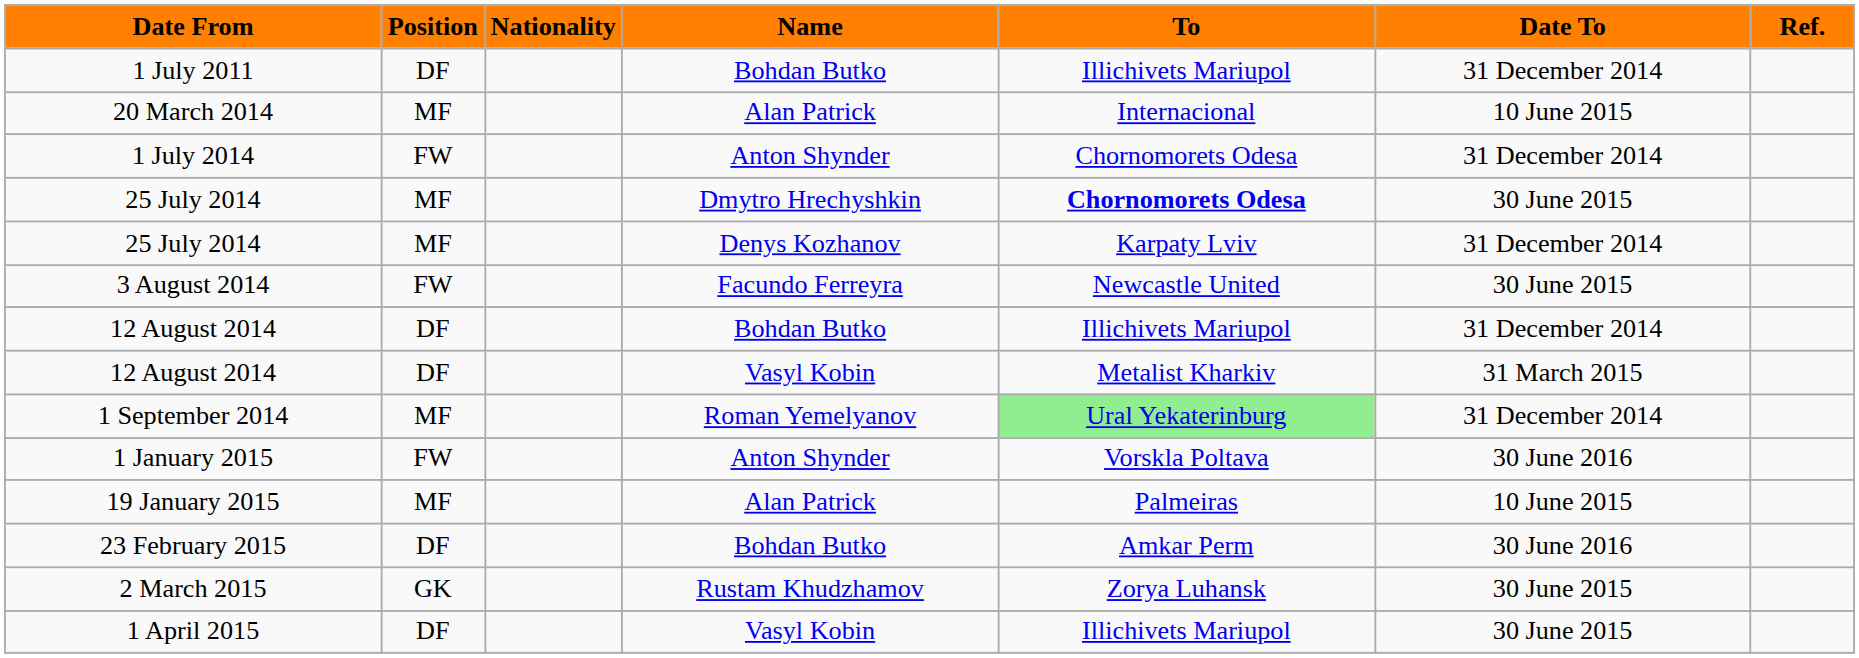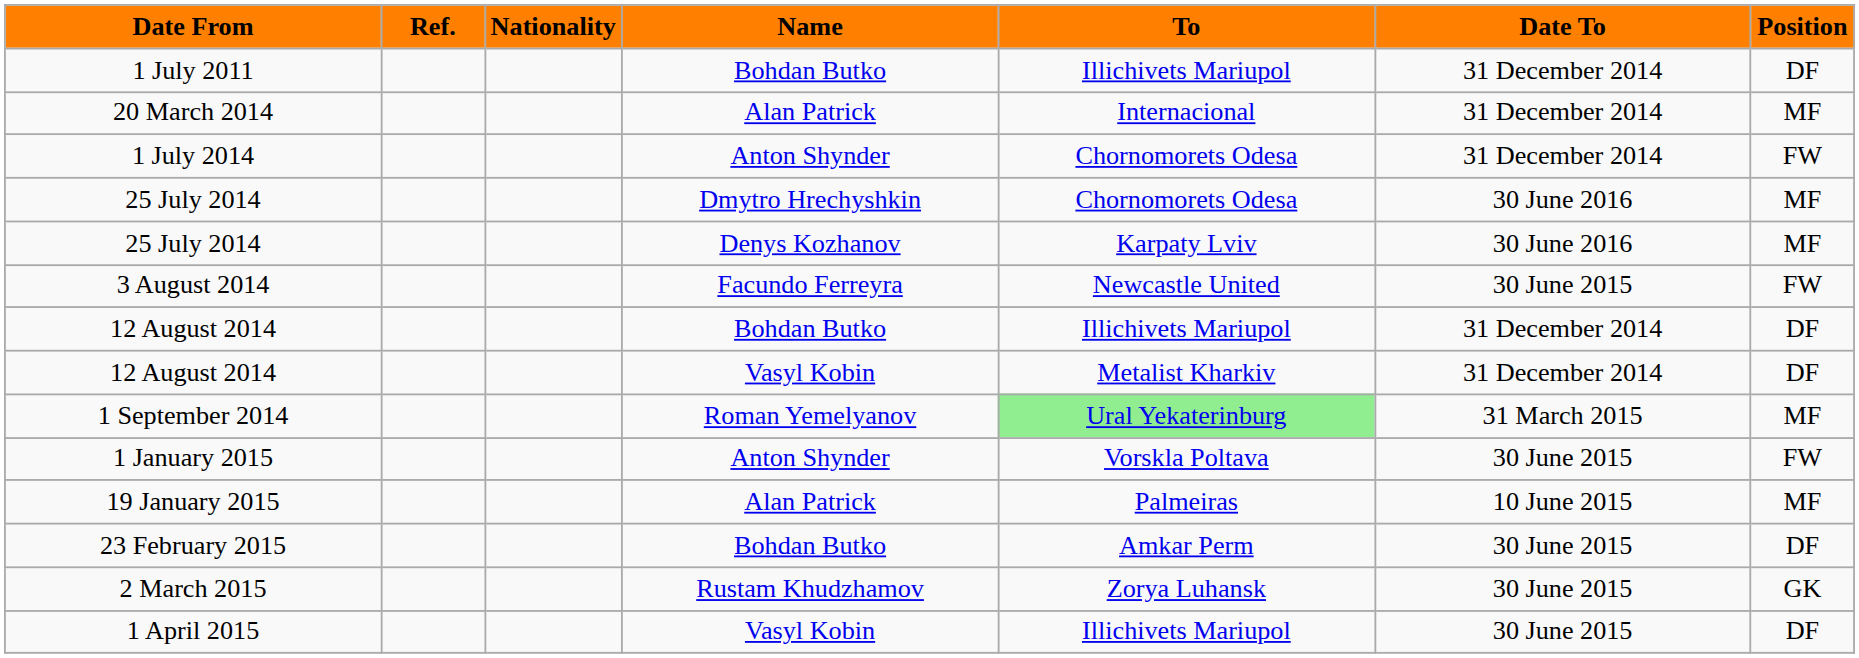columns swapped: (433, 26) <-> (1802, 26)
(1563, 112) 10 June 2015 -> (1563, 112) 31 December 2014
(1186, 199) bold -> (1186, 199) normal
(1563, 199) 30 June 2015 -> (1563, 199) 30 June 2016
(1563, 242) 31 December 2014 -> (1563, 242) 30 June 2016
(1563, 372) 31 March 2015 -> (1563, 372) 31 December 2014
(1563, 415) 31 December 2014 -> (1563, 415) 31 March 2015
(1563, 458) 30 June 2016 -> (1563, 458) 30 June 2015
(1563, 545) 30 June 2016 -> (1563, 545) 30 June 2015
